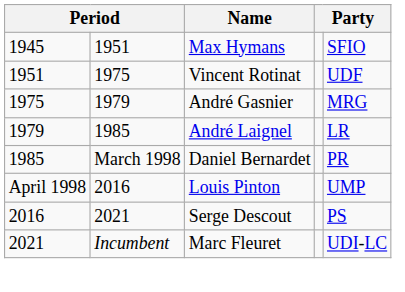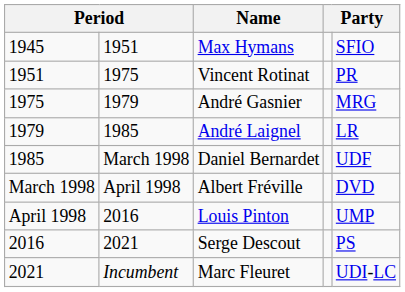(345, 74) UDF -> (347, 74) PR
(338, 159) PR -> (354, 159) UDF
+ row: (250, 187)
